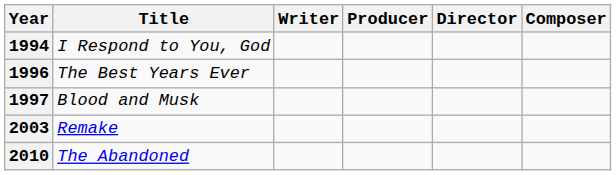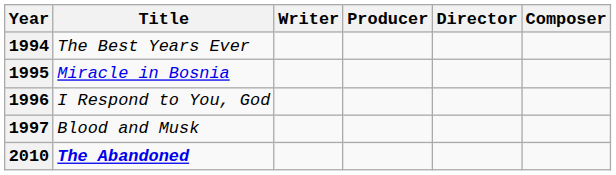(164, 46) I Respond to You, God -> (154, 46) The Best Years Ever
+ row: (29, 74)
(154, 74) The Best Years Ever -> (164, 101) I Respond to You, God
- row: (29, 129)
(123, 156) normal -> (123, 156) bold
